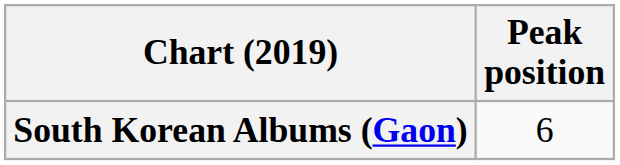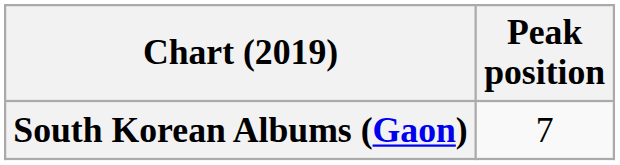(545, 129) 6 -> (545, 129) 7
